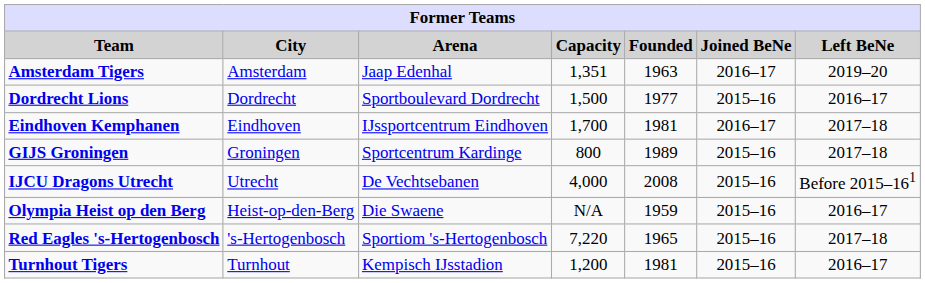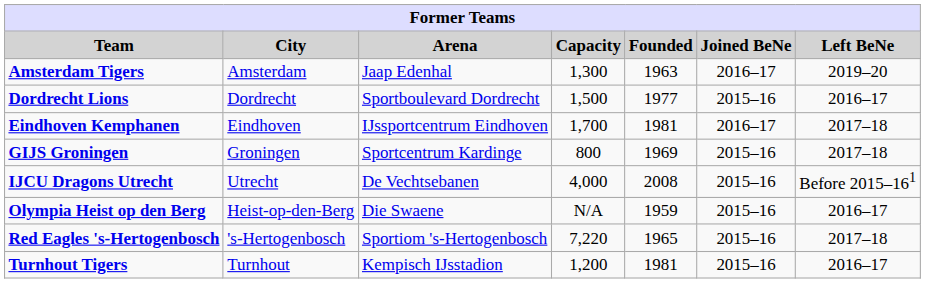(588, 71) 1,351 -> (588, 71) 1,300
(661, 152) 1989 -> (661, 152) 1969
